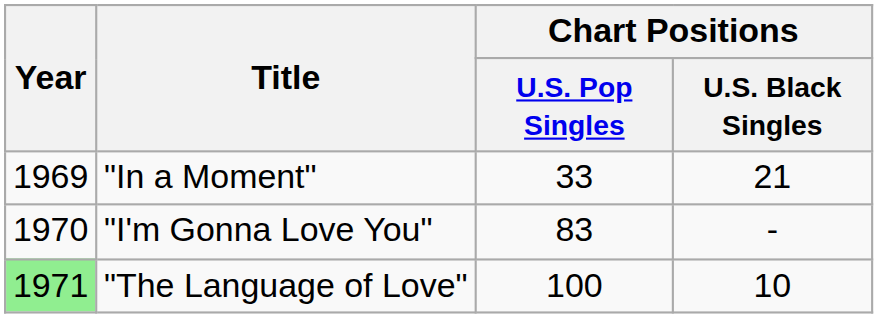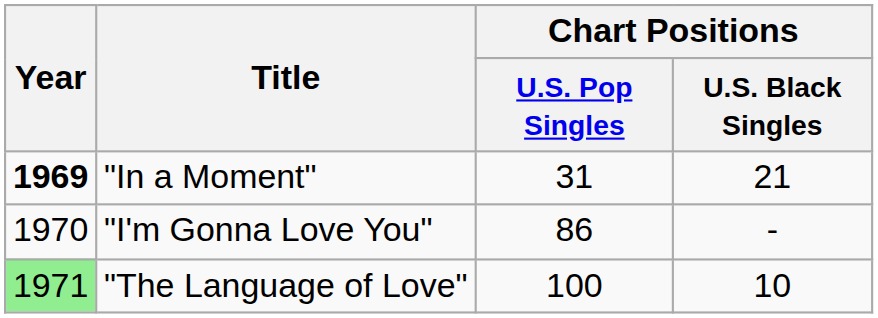(51, 177) normal -> (51, 177) bold
(574, 177) 33 -> (574, 177) 31
(574, 230) 83 -> (574, 230) 86
